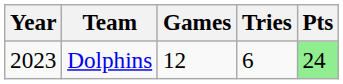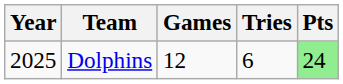(33, 59) 2023 -> (33, 59) 2025
